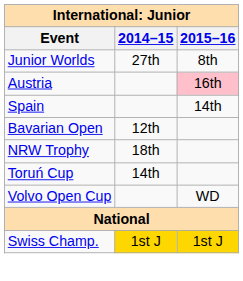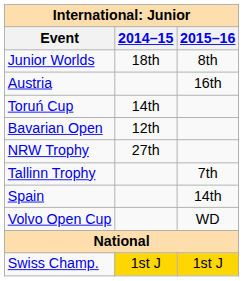(146, 60) 27th -> (146, 60) 18th
(208, 83) pink background -> (208, 83) no background
rows swapped: (26, 106) <-> (41, 173)
(146, 151) 18th -> (146, 151) 27th
+ row: (52, 173)
